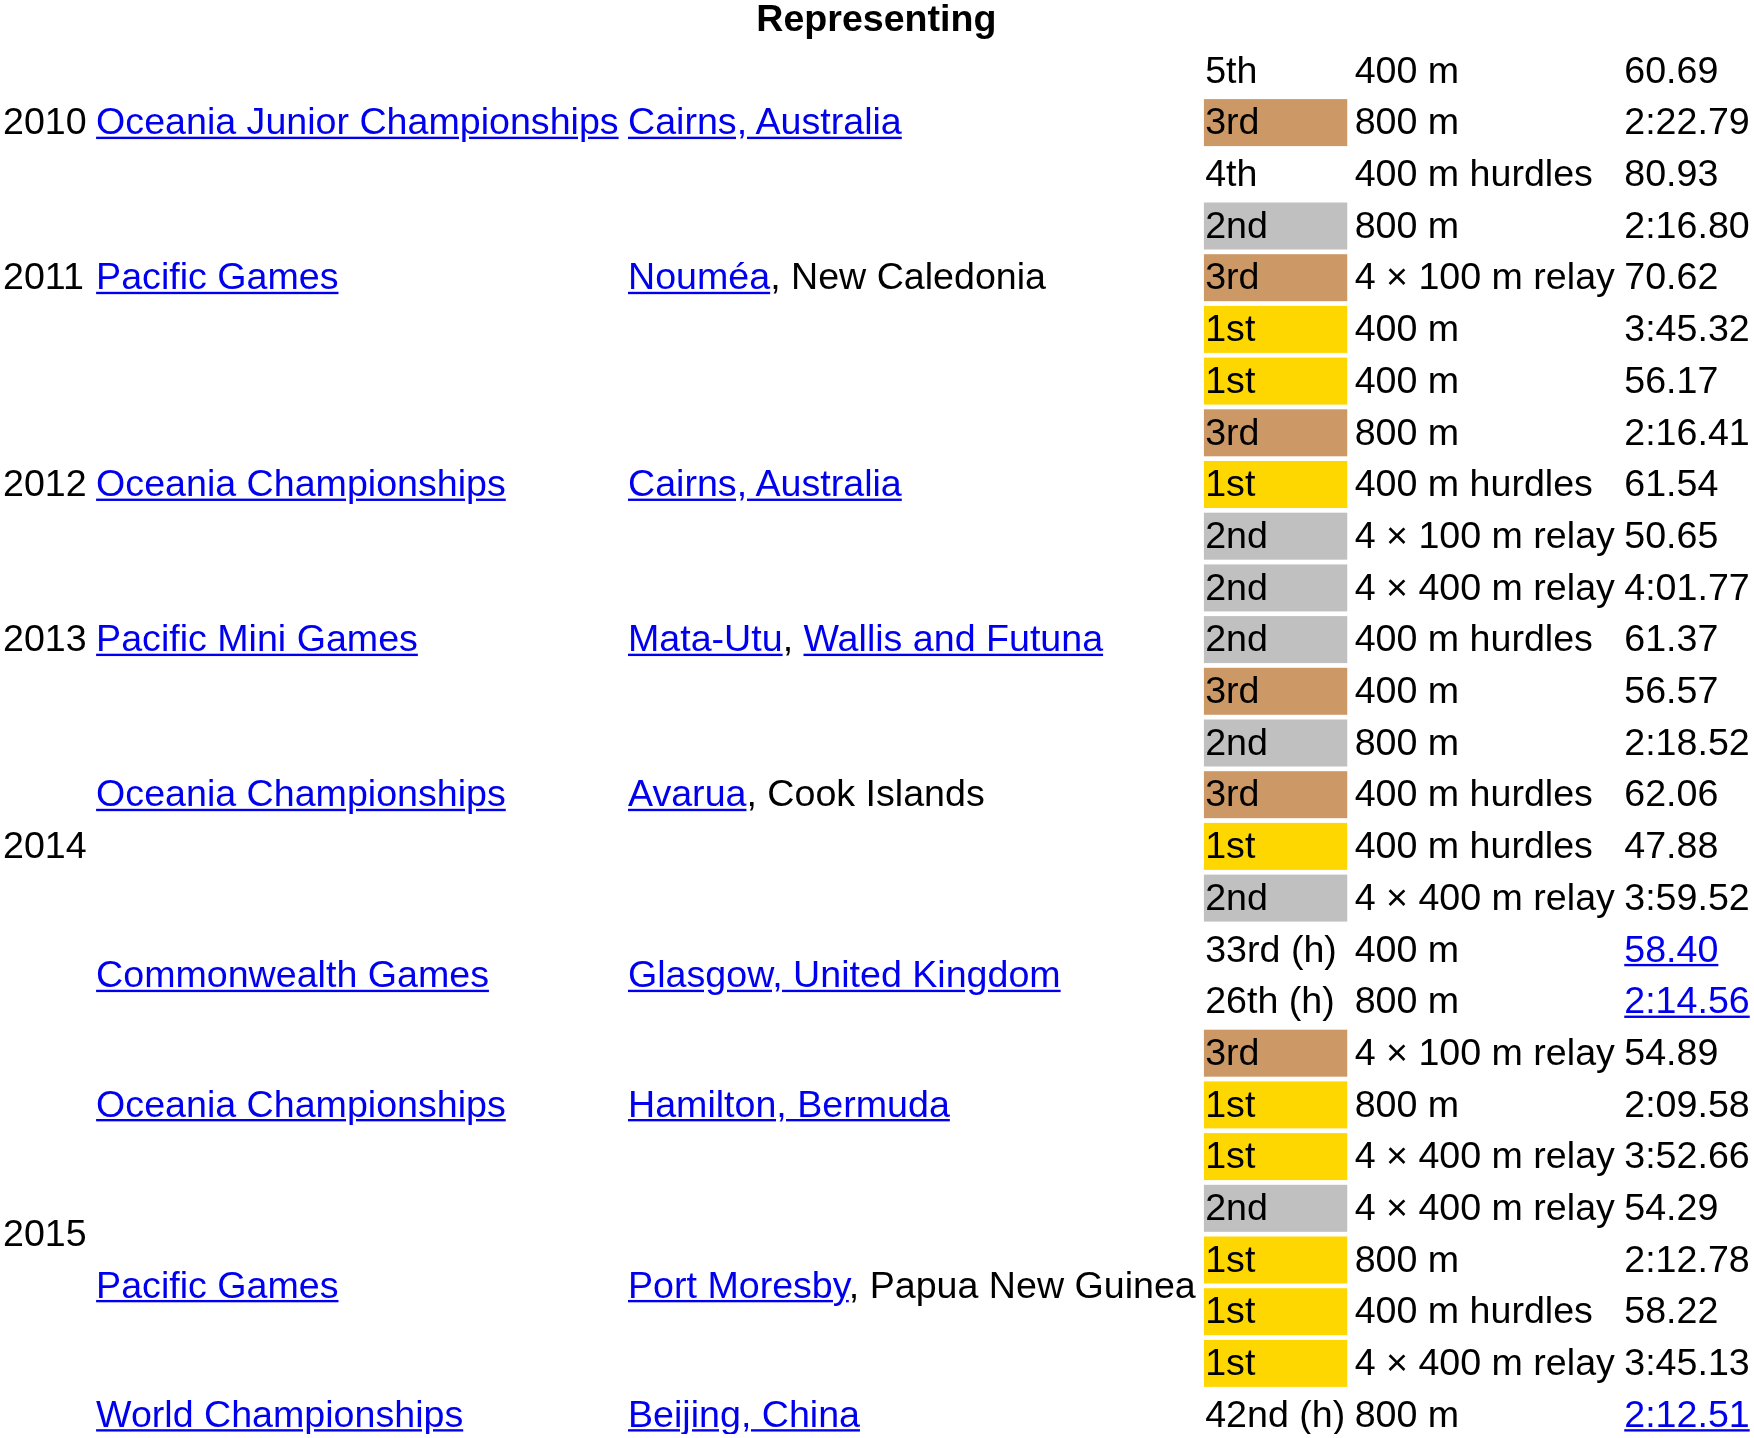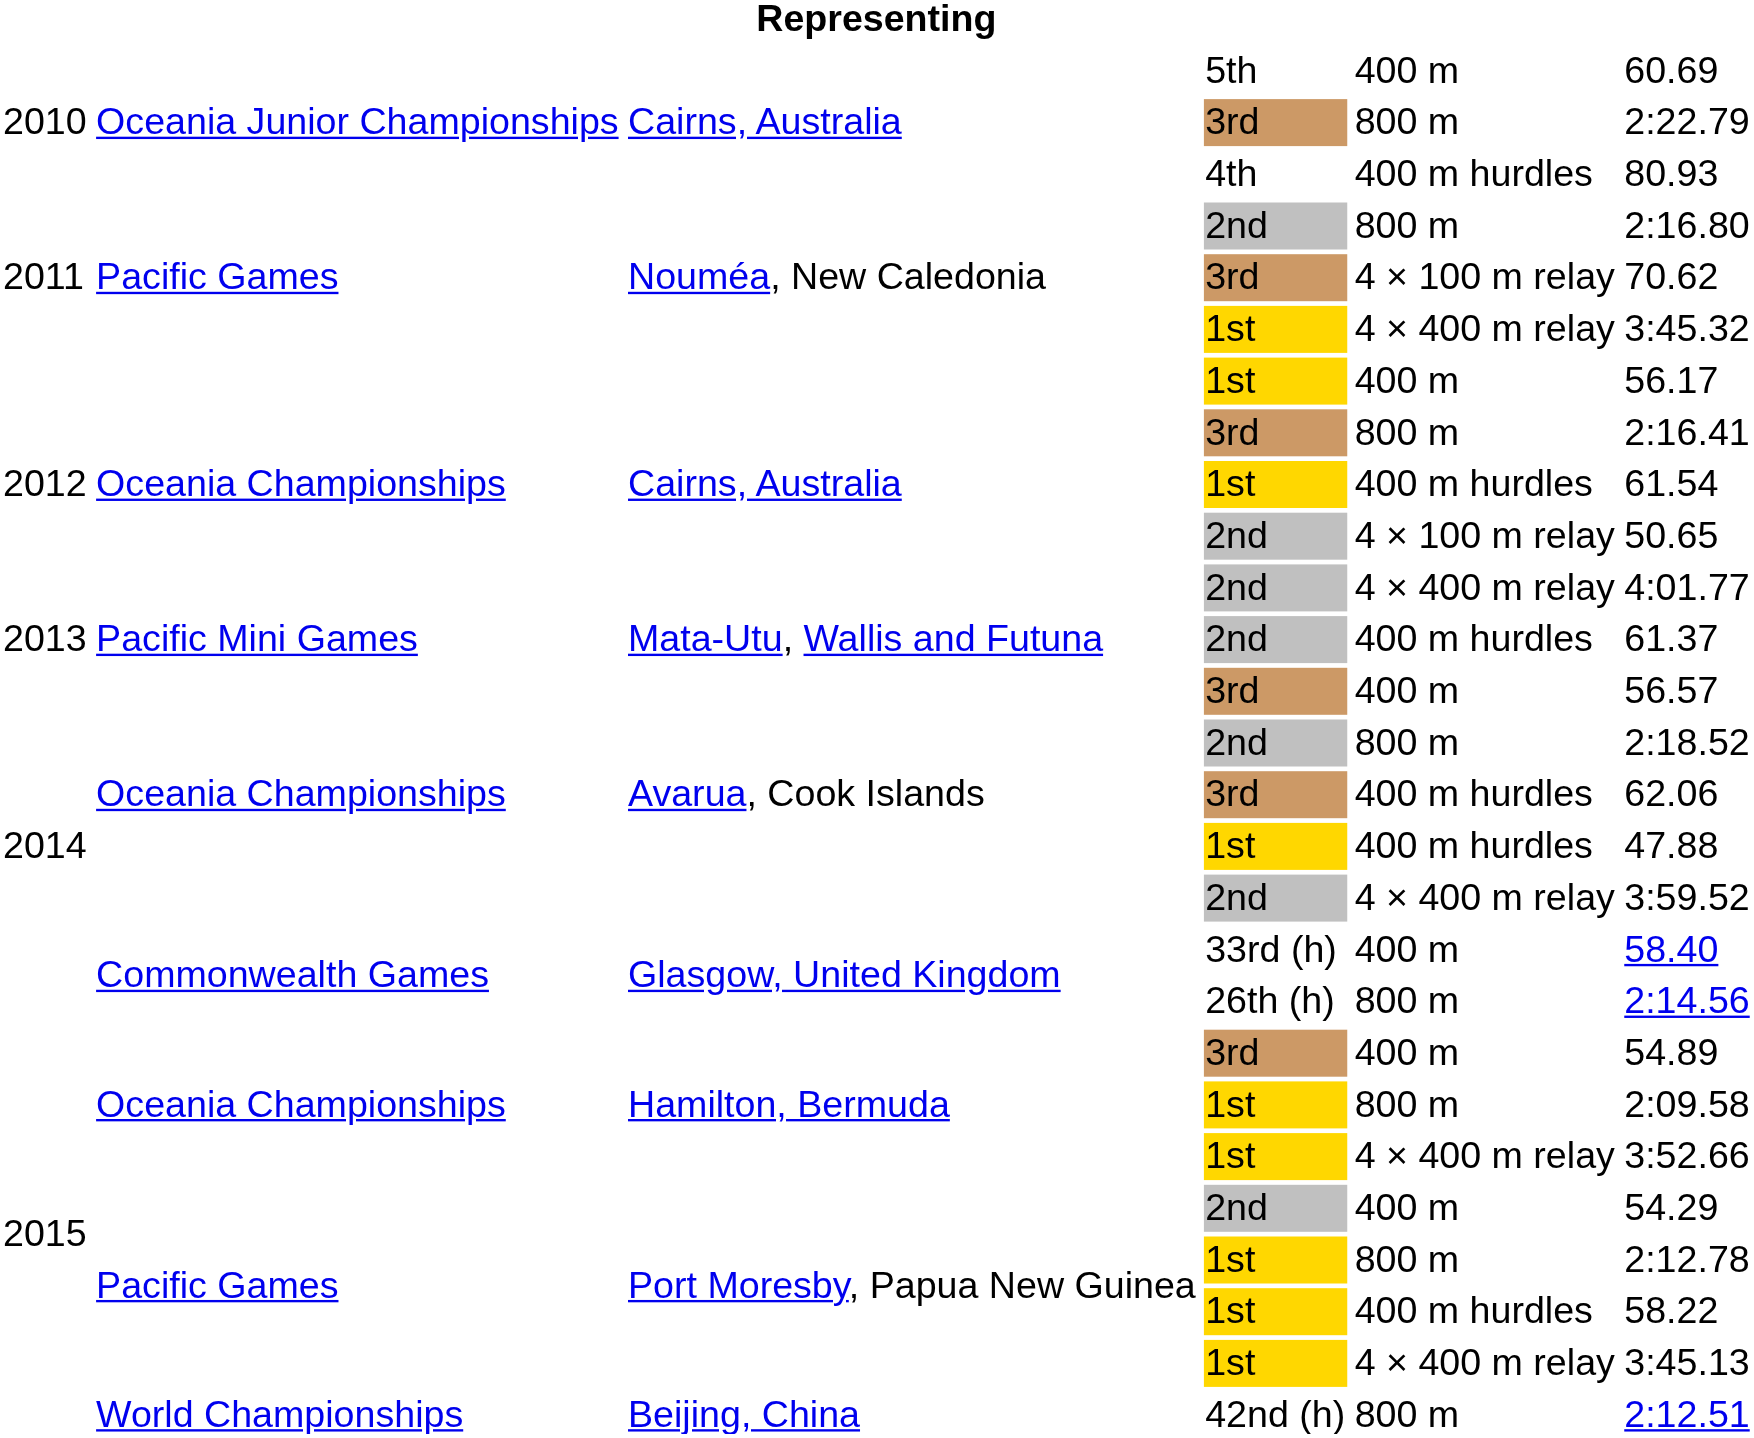(1407, 328) 400 m -> (1485, 328) 4 × 400 m relay
(1485, 1052) 4 × 100 m relay -> (1407, 1052) 400 m
(1485, 1207) 4 × 400 m relay -> (1407, 1207) 400 m
